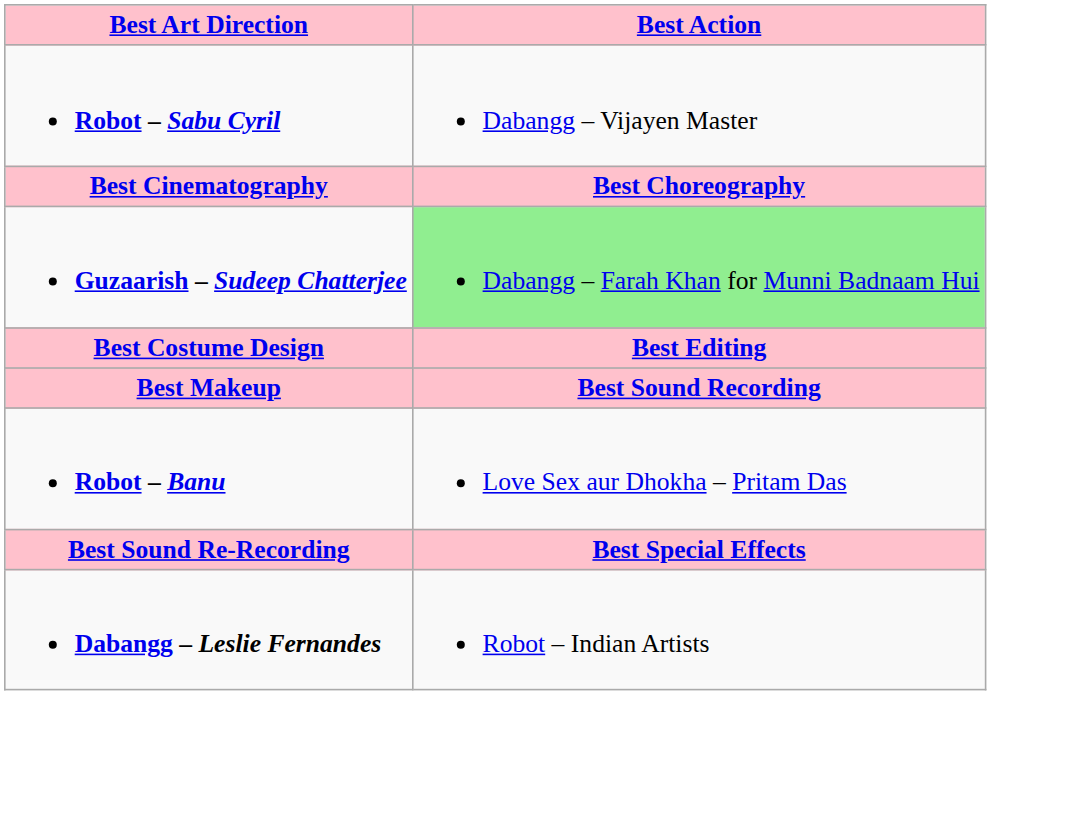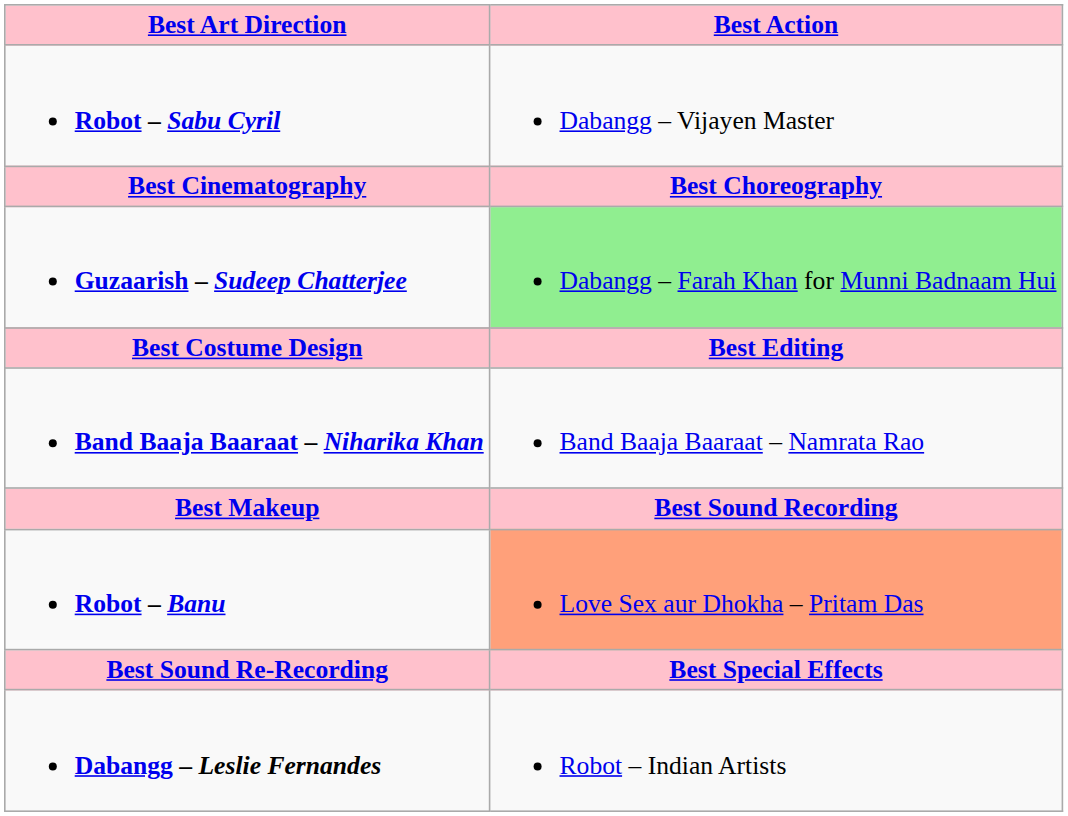+ row: (247, 442)
(699, 483) no background -> (776, 604) lightsalmon background
